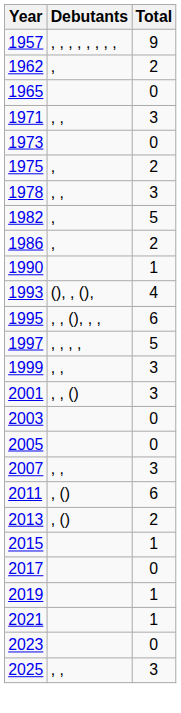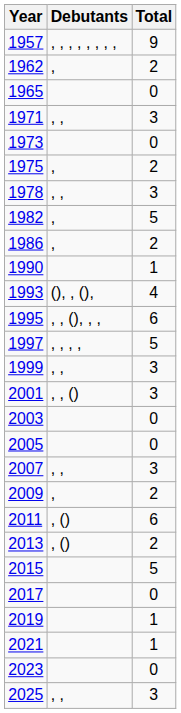+ row: (26, 494)
(154, 544) 1 -> (154, 569) 5
